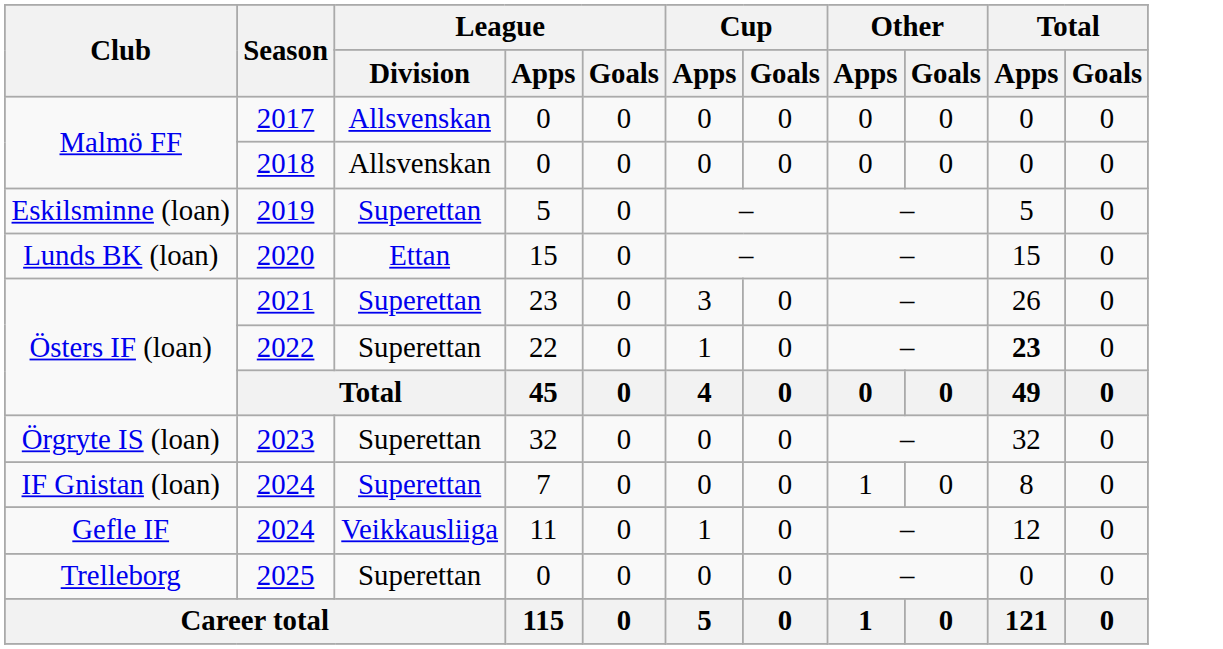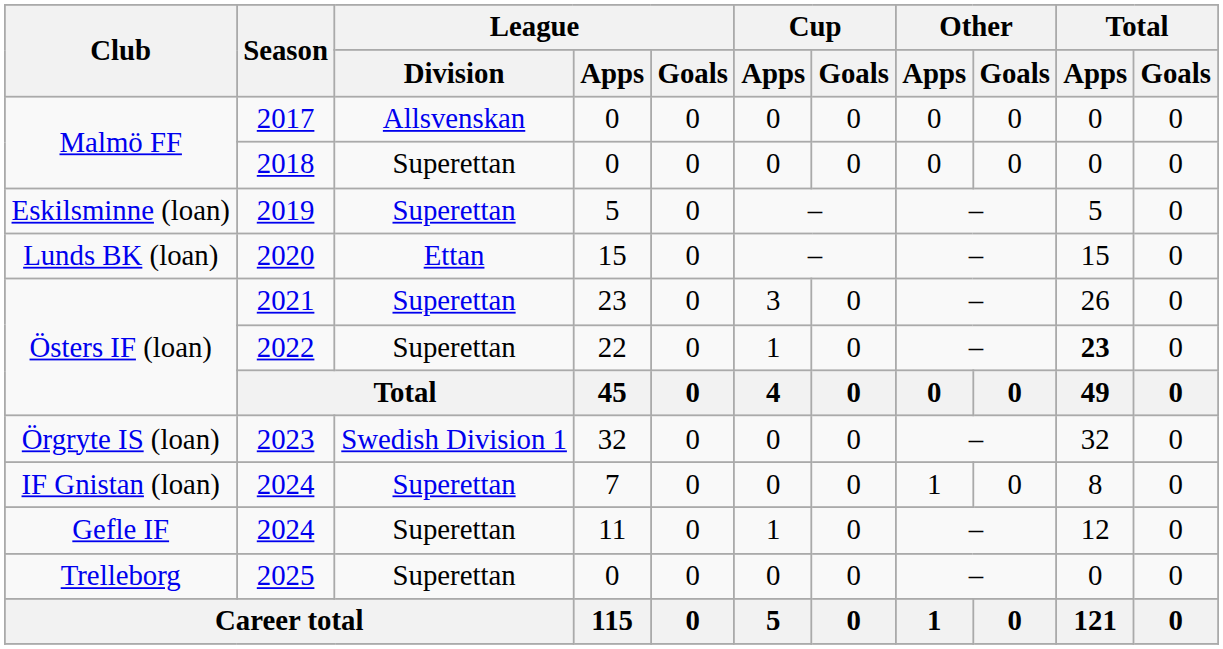(420, 164) Allsvenskan -> (454, 164) Superettan
(420, 438) Superettan -> (454, 438) Swedish Division 1
(420, 529) Veikkausliiga -> (454, 529) Superettan
